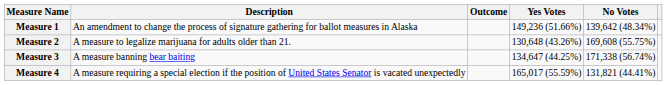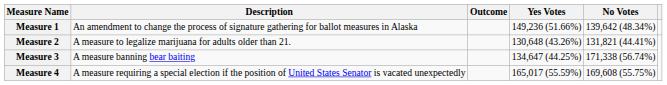(621, 42) 169,608 (55.75%) -> (621, 42) 131,821 (44.41%)
(621, 73) 131,821 (44.41%) -> (621, 73) 169,608 (55.75%)
